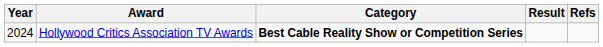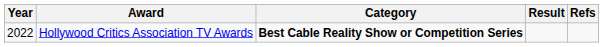(20, 32) 2024 -> (20, 32) 2022
